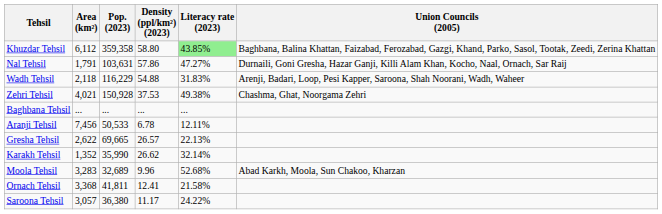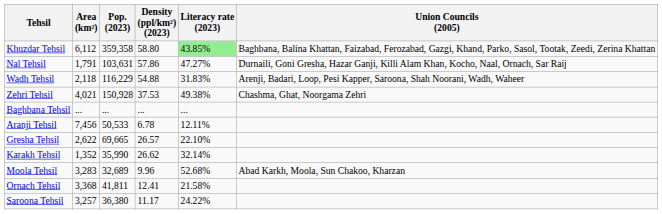(195, 140) 22.13% -> (195, 140) 22.10%
(86, 201) 3,057 -> (86, 201) 3,257
